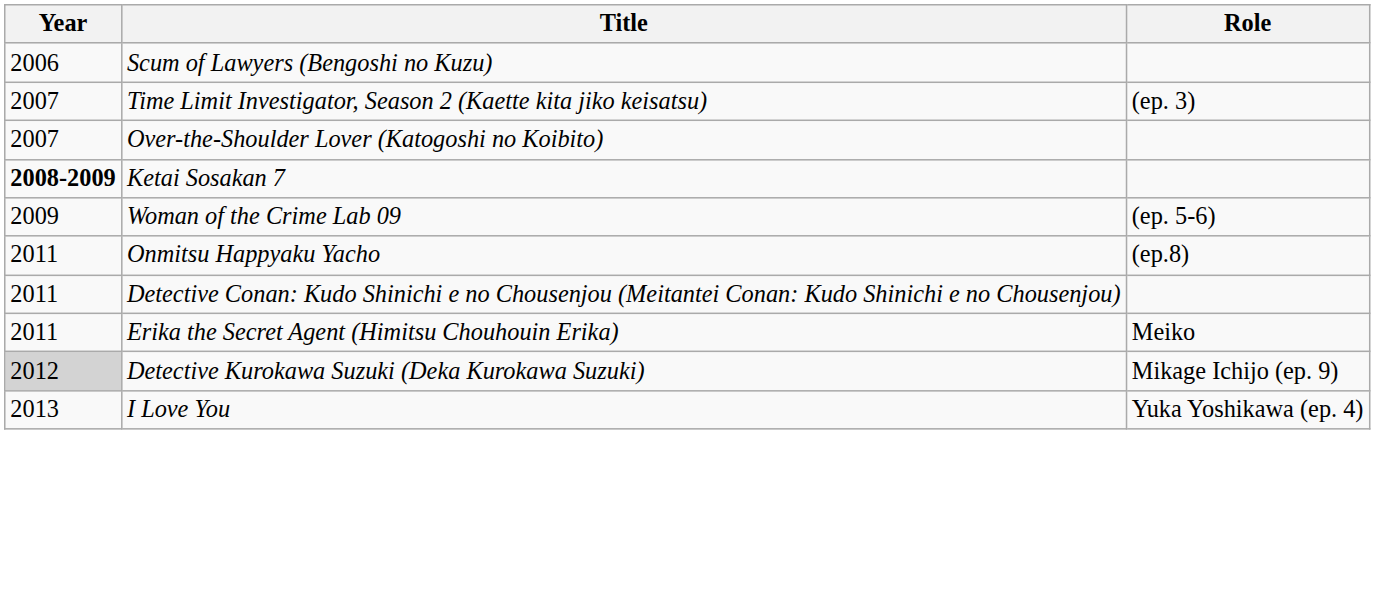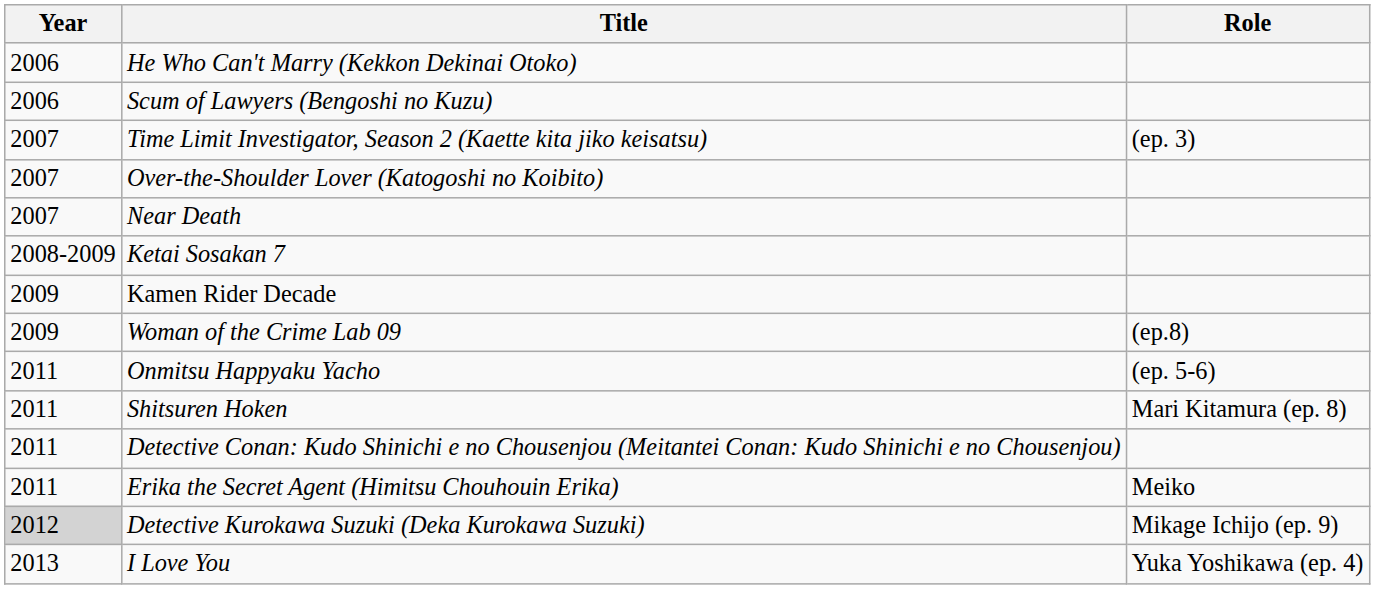+ row: (352, 62)
+ row: (184, 216)
(63, 178) bold -> (63, 255) normal
+ row: (232, 293)
(1174, 216) (ep. 5-6) -> (1160, 332) (ep.8)
(1160, 255) (ep.8) -> (1174, 370) (ep. 5-6)
+ row: (207, 409)
